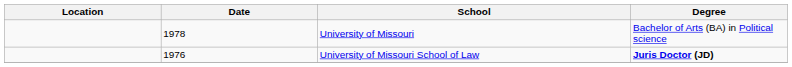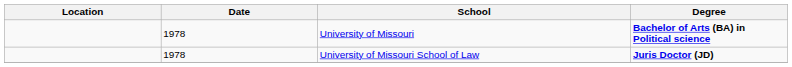(703, 33) normal -> (689, 33) bold
(174, 54) 1976 -> (174, 54) 1978
